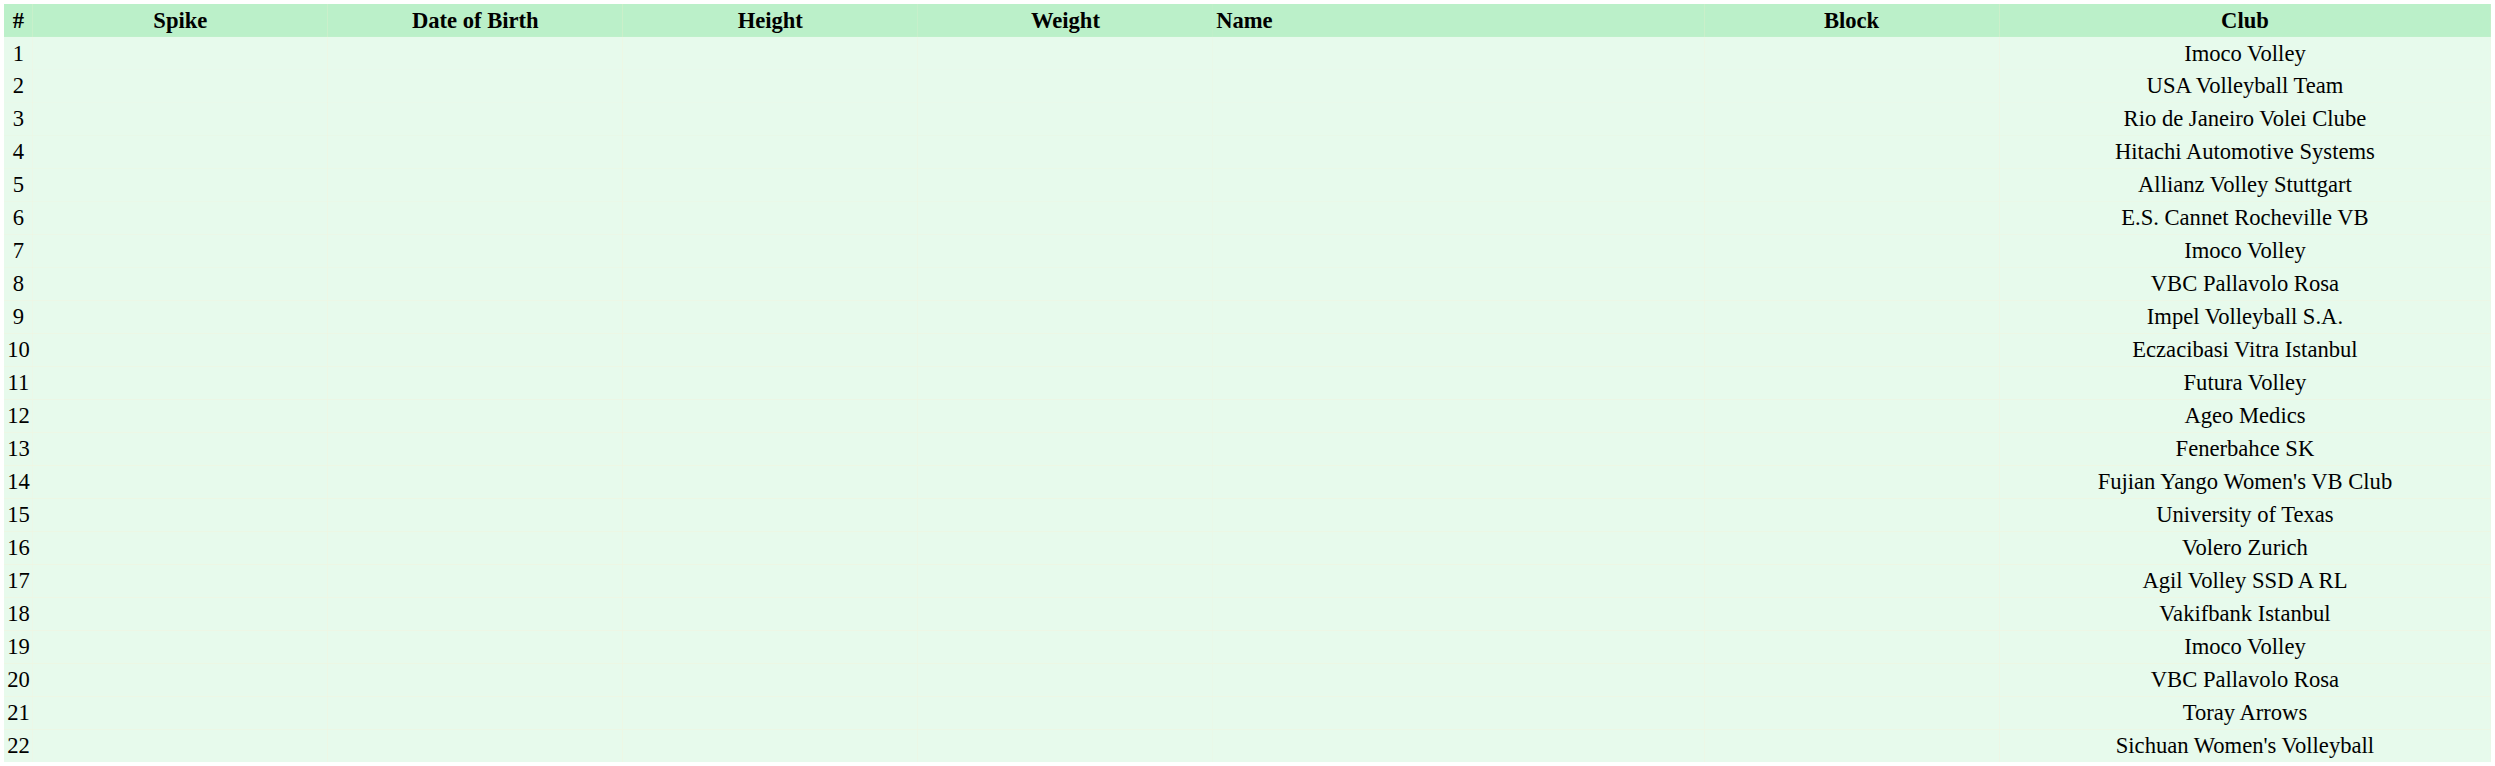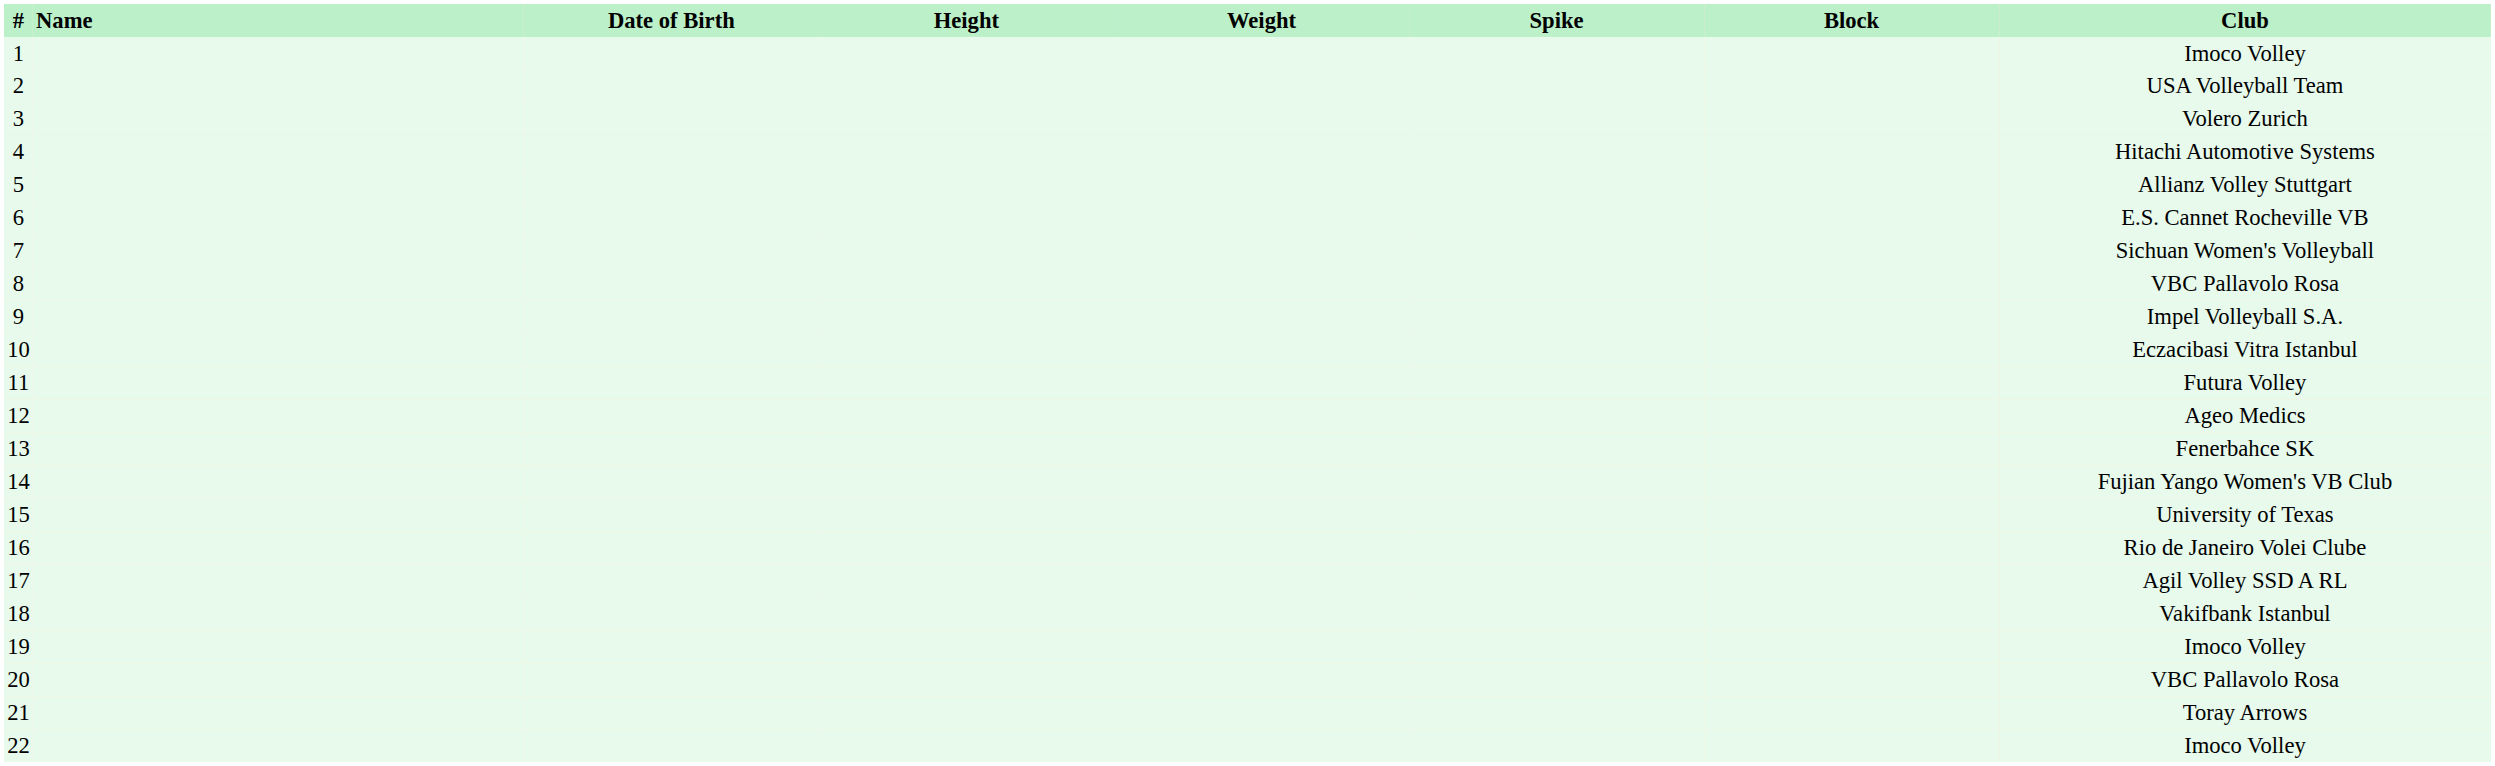columns swapped: (1244, 20) <-> (180, 20)
(2245, 119) Rio de Janeiro Volei Clube -> (2245, 119) Volero Zurich
(2245, 250) Imoco Volley -> (2245, 250) Sichuan Women's Volleyball
(2245, 547) Volero Zurich -> (2245, 547) Rio de Janeiro Volei Clube
(2245, 745) Sichuan Women's Volleyball -> (2245, 745) Imoco Volley
